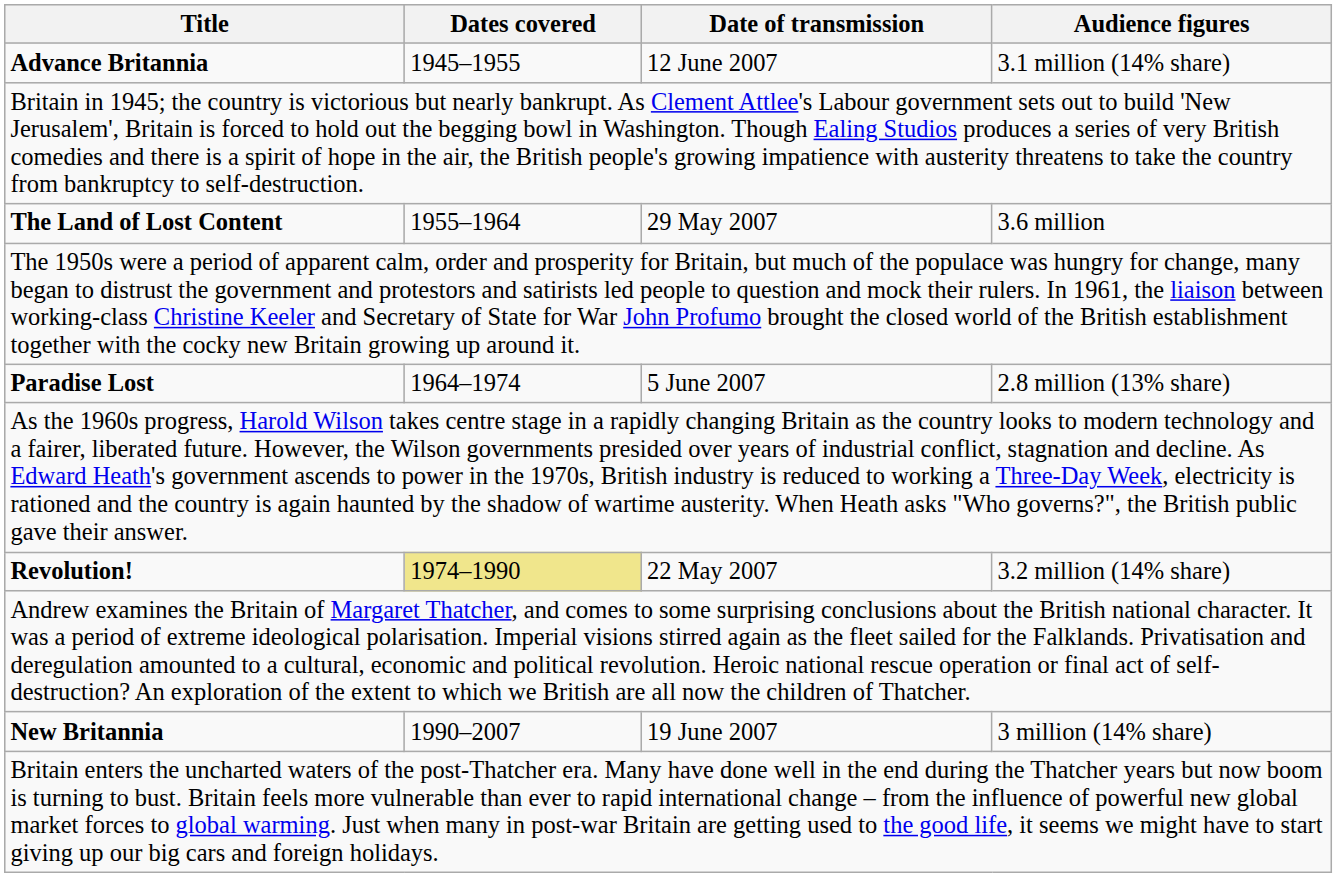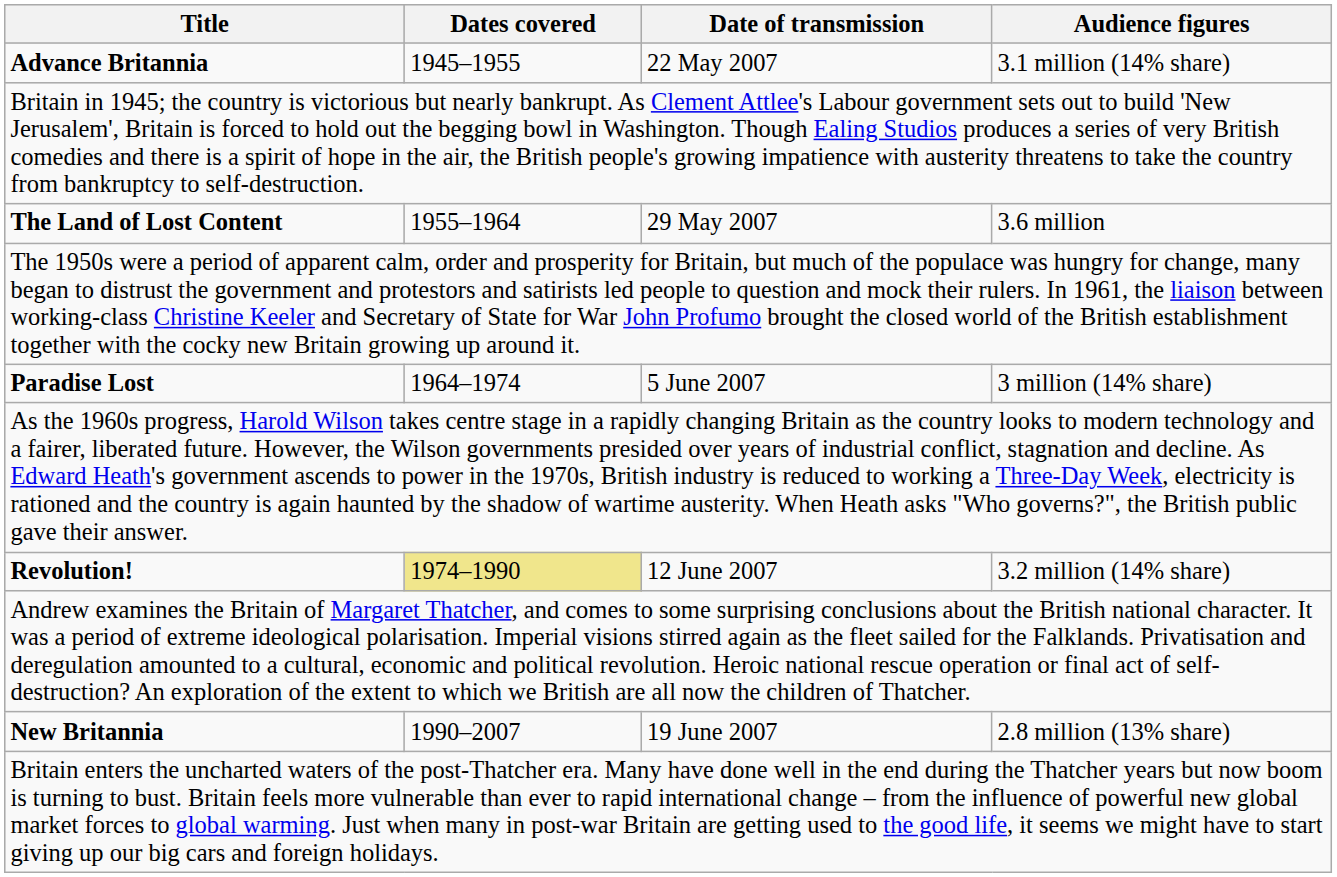(712, 62) 12 June 2007 -> (712, 62) 22 May 2007
(1114, 383) 2.8 million (13% share) -> (1105, 383) 3 million (14% share)
(712, 571) 22 May 2007 -> (712, 571) 12 June 2007
(1105, 731) 3 million (14% share) -> (1114, 731) 2.8 million (13% share)
